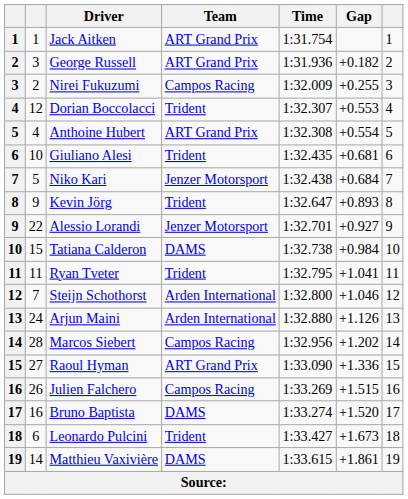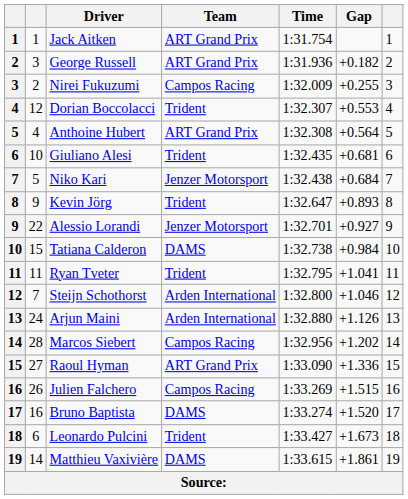(359, 132) +0.554 -> (359, 132) +0.564
